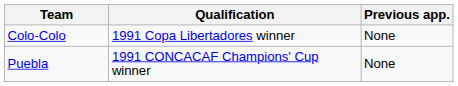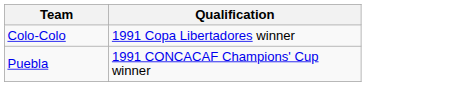- column: (407, 14)
